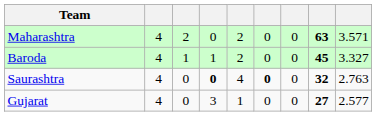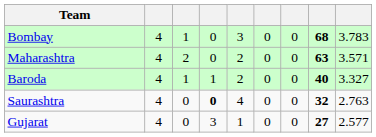+ row: (30, 36)
(322, 57) 45 -> (322, 79) 40
(267, 79) bold -> (267, 100) normal
